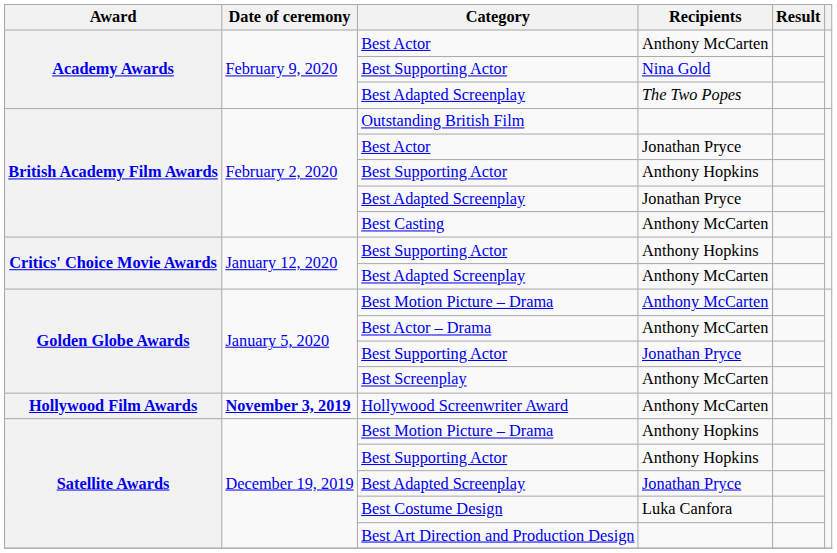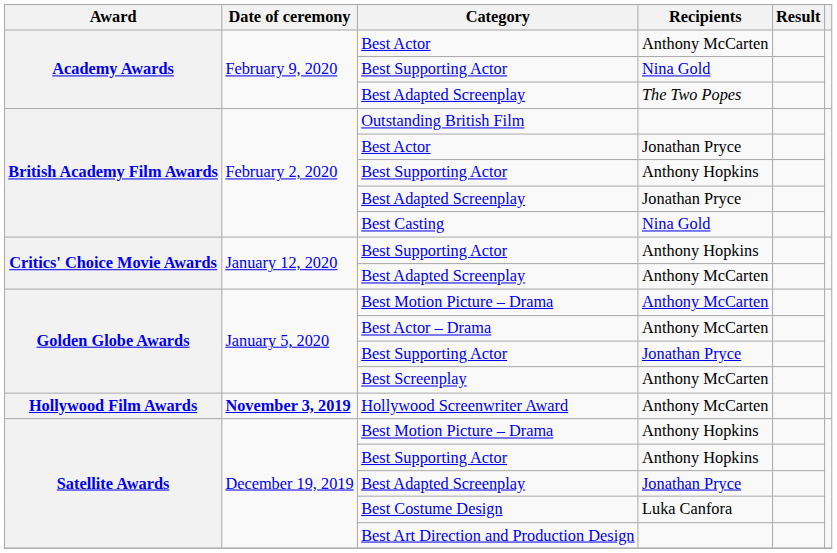(705, 224) Anthony McCarten -> (676, 224) Nina Gold
